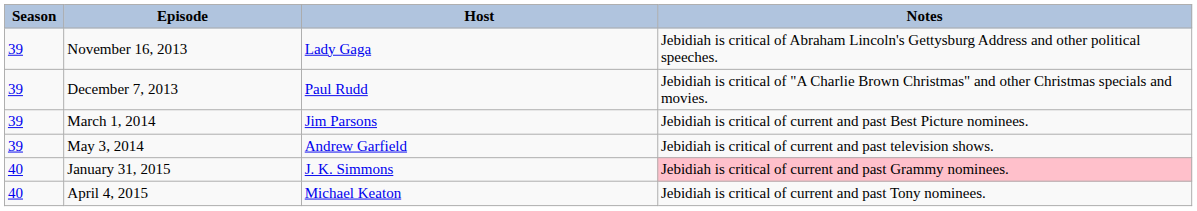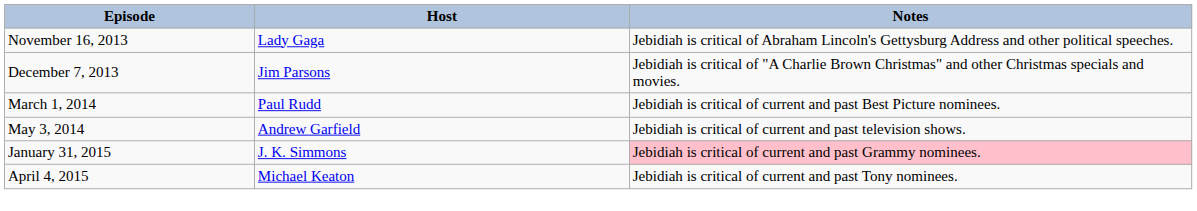- column: (34, 16)
(336, 89) Paul Rudd -> (294, 72) Jim Parsons
(341, 121) Jim Parsons -> (289, 104) Paul Rudd
